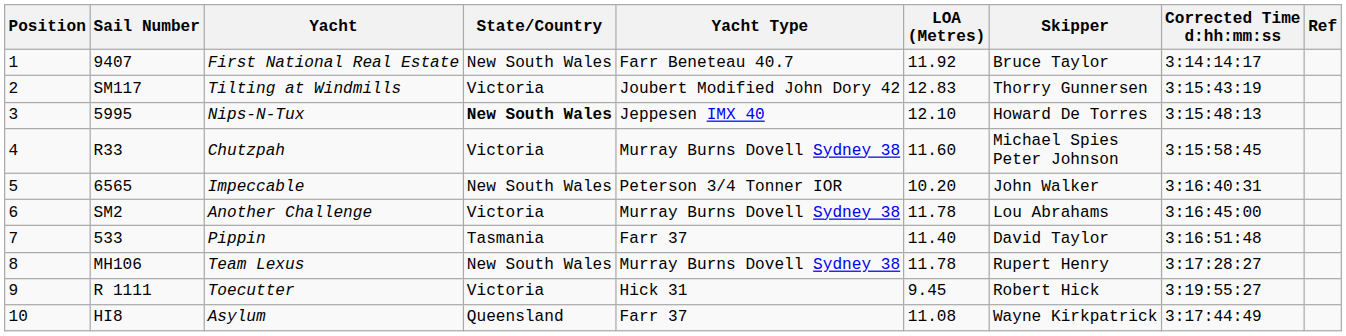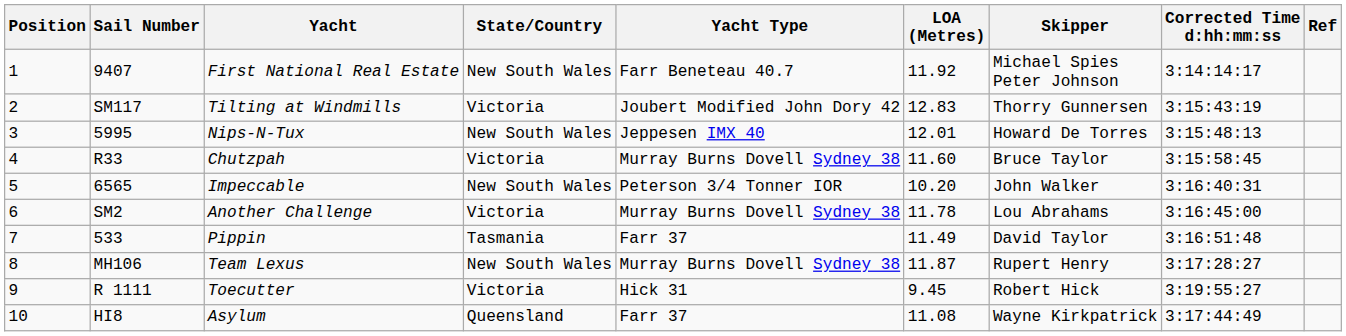(1051, 63) Bruce Taylor -> (1056, 72) Michael Spies Peter Johnson
(539, 115) bold -> (539, 134) normal
(932, 115) 12.10 -> (932, 134) 12.01
(1056, 151) Michael Spies Peter Johnson -> (1051, 160) Bruce Taylor
(932, 239) 11.40 -> (932, 239) 11.49
(932, 265) 11.78 -> (932, 265) 11.87
